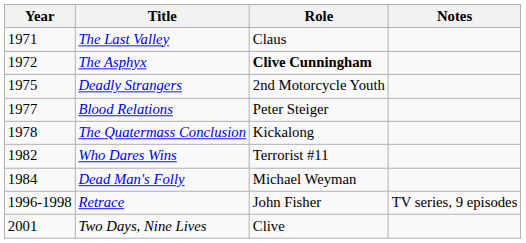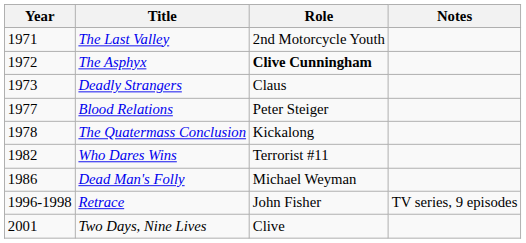(270, 39) Claus -> (319, 39) 2nd Motorcycle Youth
(23, 86) 1975 -> (23, 86) 1973
(319, 86) 2nd Motorcycle Youth -> (270, 86) Claus
(23, 179) 1984 -> (23, 179) 1986
